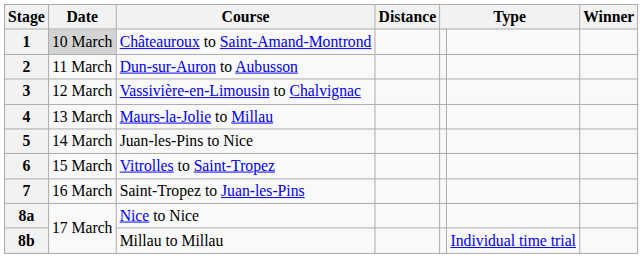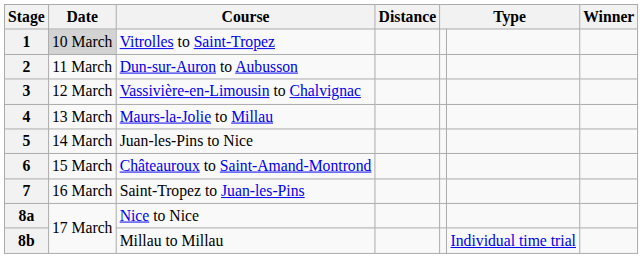(246, 41) Châteauroux to Saint-Amand-Montrond -> (197, 41) Vitrolles to Saint-Tropez
(197, 166) Vitrolles to Saint-Tropez -> (246, 166) Châteauroux to Saint-Amand-Montrond
